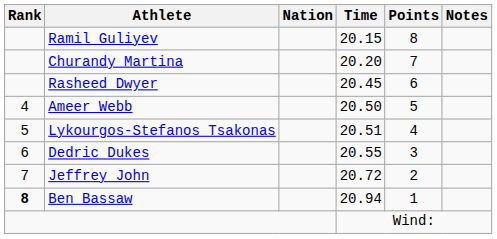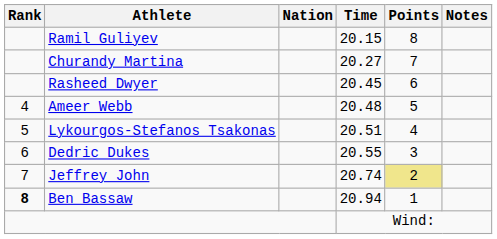(361, 62) 20.20 -> (361, 62) 20.27
(361, 108) 20.50 -> (361, 108) 20.48
(361, 176) 20.72 -> (361, 176) 20.74
(414, 176) no background -> (414, 176) khaki background
